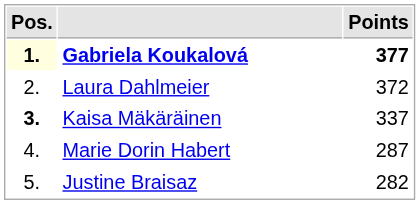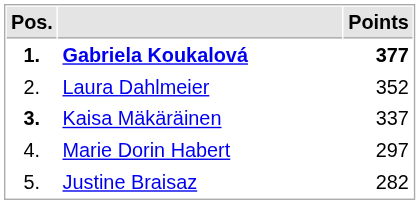(32, 55) lightyellow background -> (32, 55) no background
(392, 87) 372 -> (392, 87) 352
(392, 150) 287 -> (392, 150) 297
